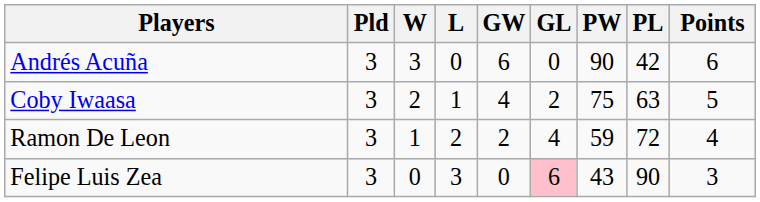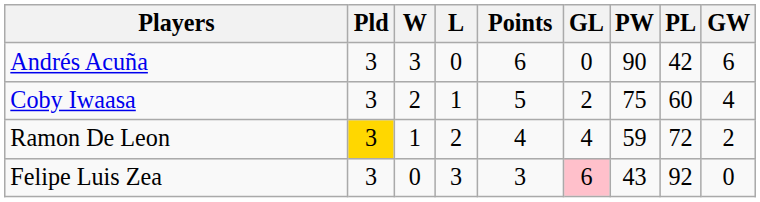columns swapped: (504, 23) <-> (712, 23)
(648, 100) 63 -> (681, 100) 60
(371, 138) no background -> (371, 138) gold background
(648, 176) 90 -> (681, 176) 92
